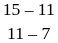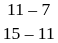rows swapped: (29, 33) <-> (29, 9)
